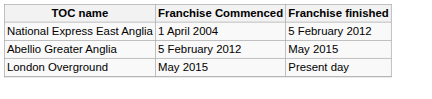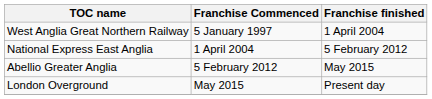+ row: (98, 31)
